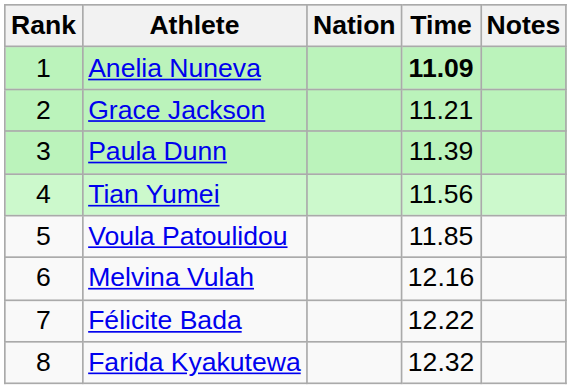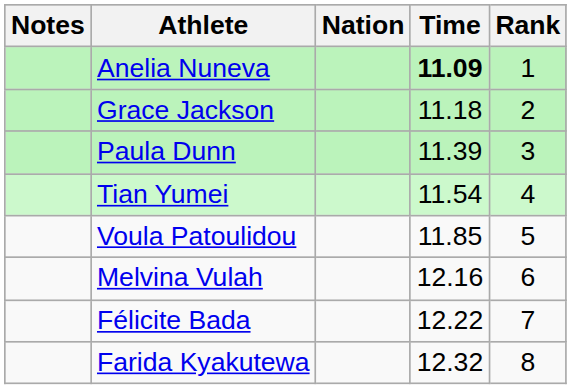columns swapped: (43, 25) <-> (523, 25)
(441, 109) 11.21 -> (450, 109) 11.18
(441, 194) 11.56 -> (450, 194) 11.54
